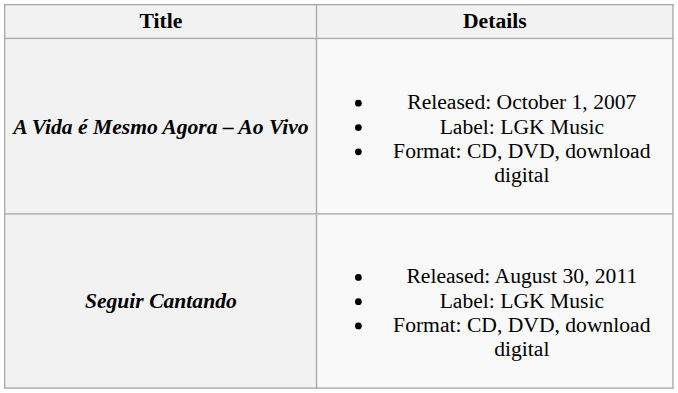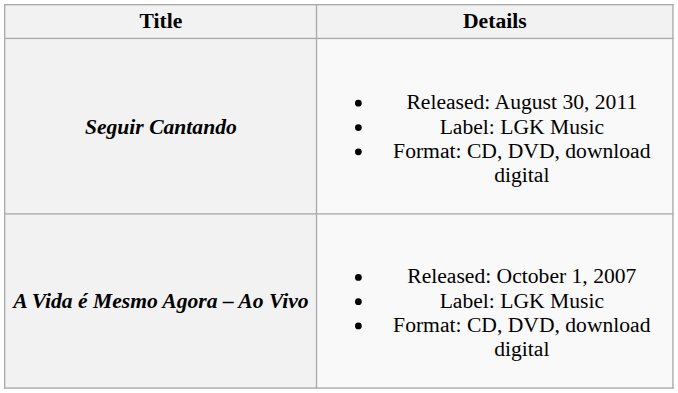rows swapped: (161, 126) <-> (161, 300)
